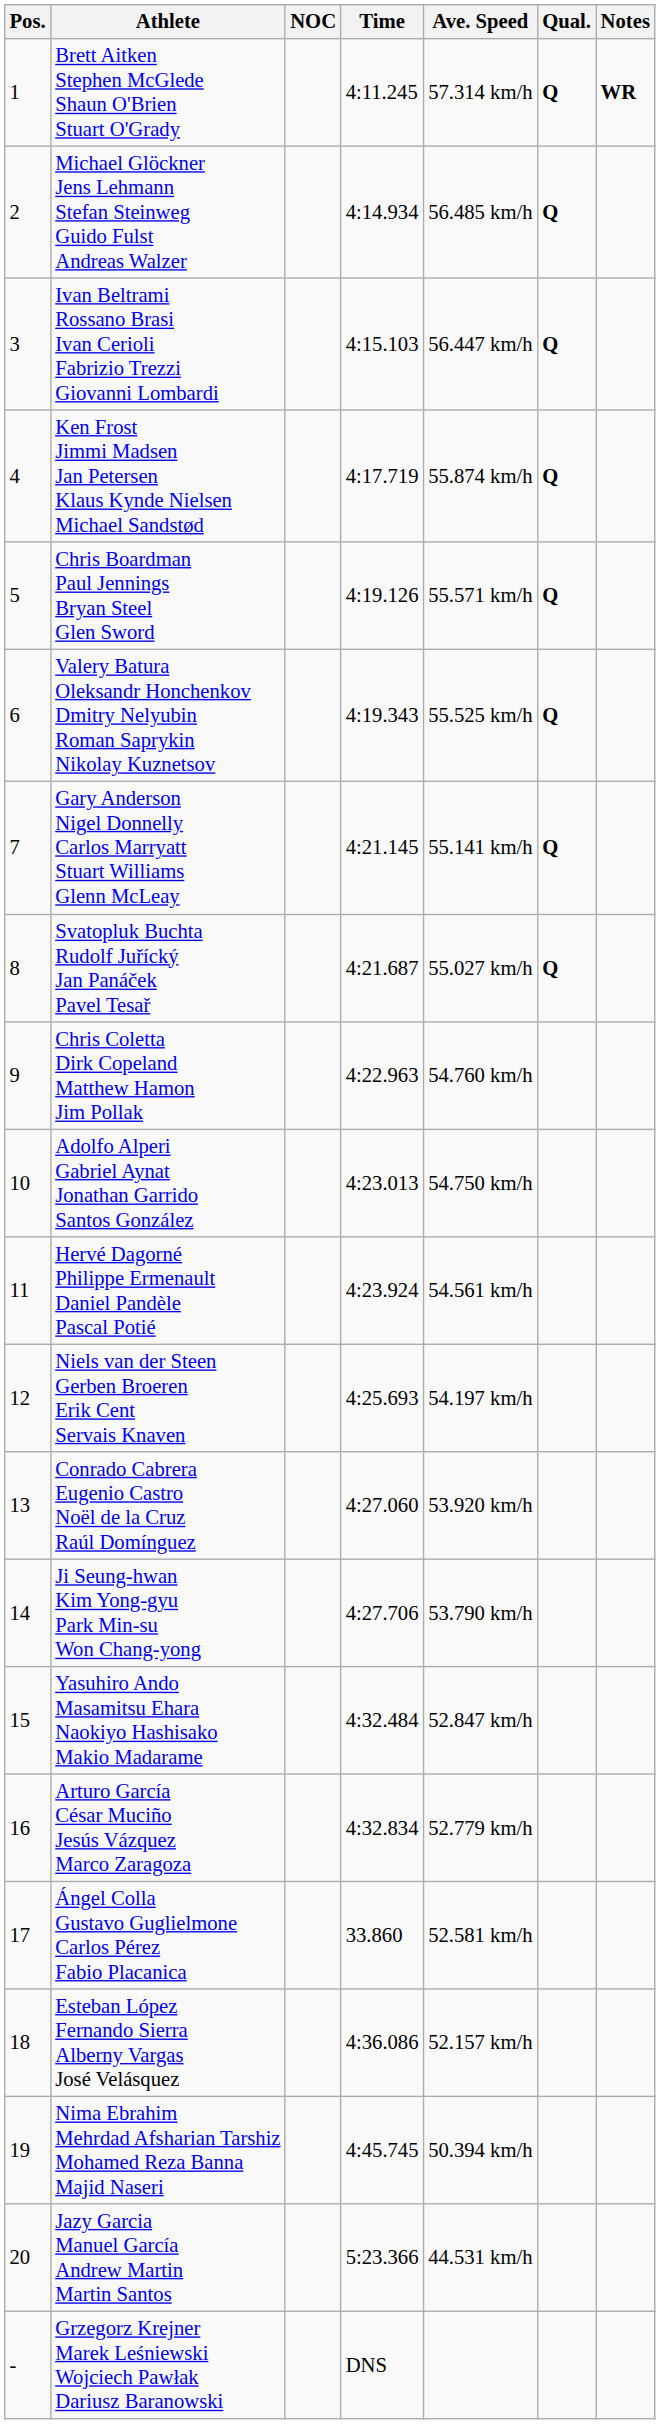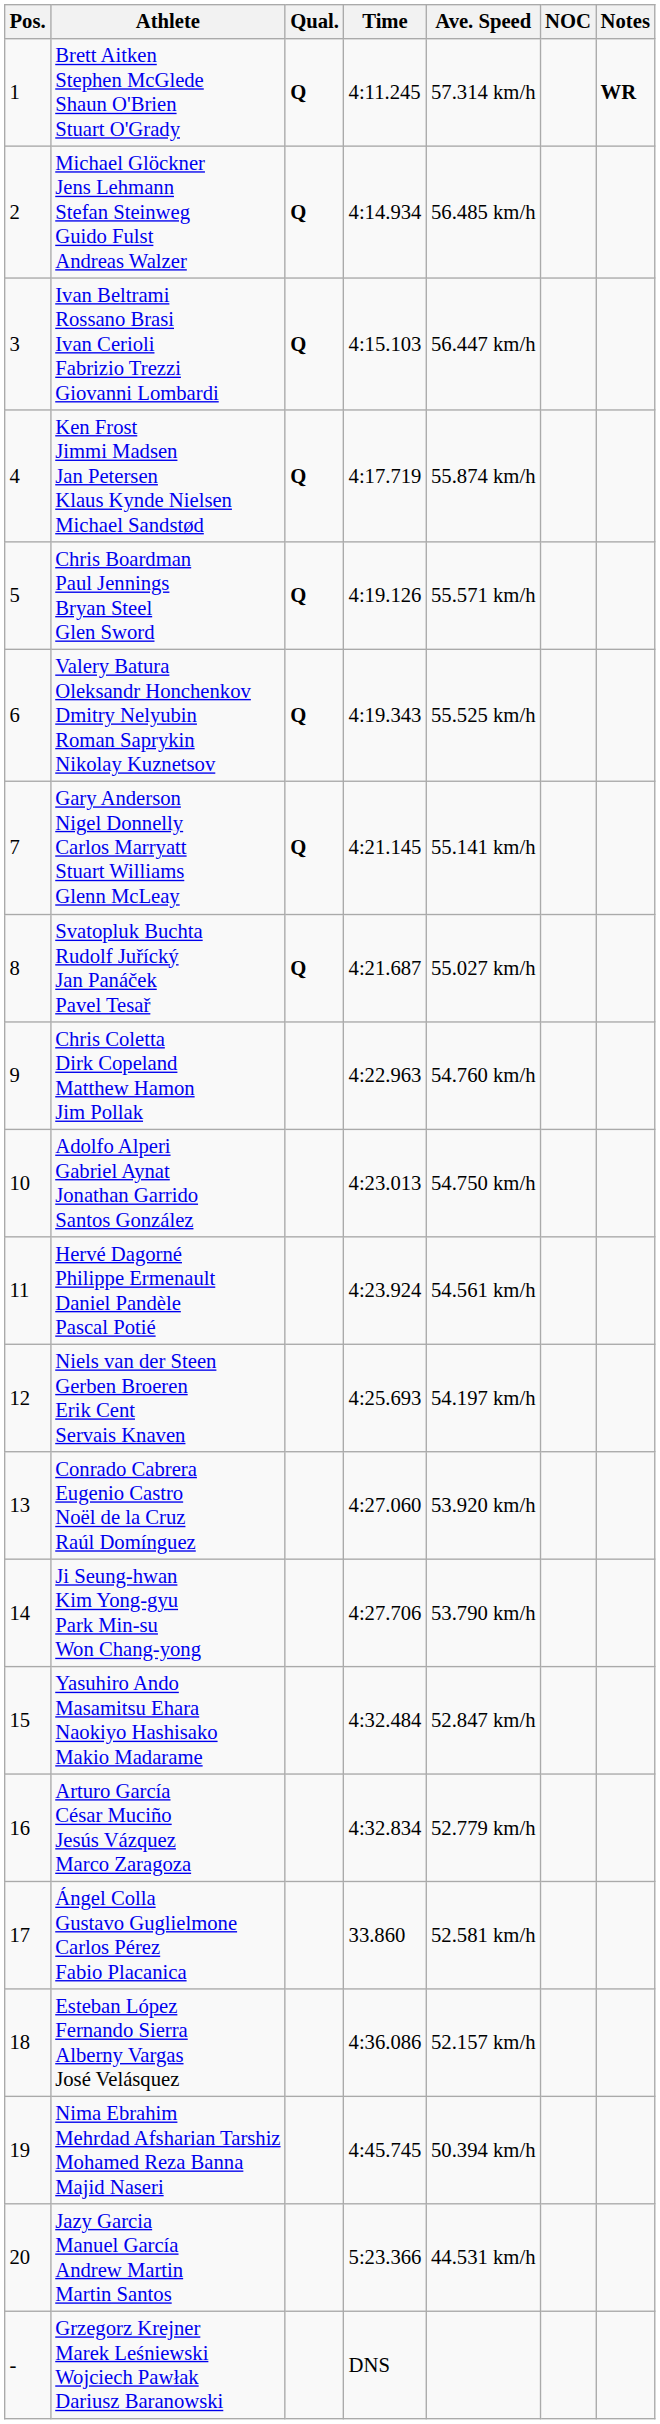columns swapped: (313, 21) <-> (567, 21)
